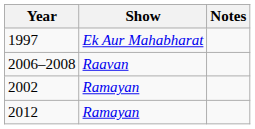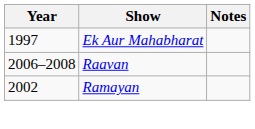- row: (23, 111)
